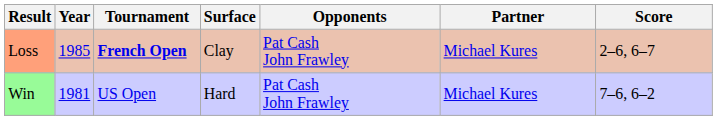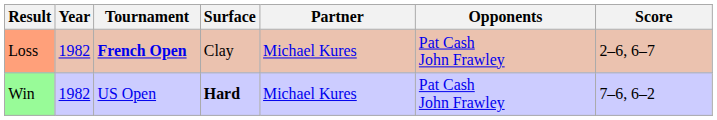columns swapped: (518, 17) <-> (350, 17)
(74, 51) 1985 -> (74, 51) 1982
(74, 94) 1981 -> (74, 94) 1982
(220, 94) normal -> (222, 94) bold
